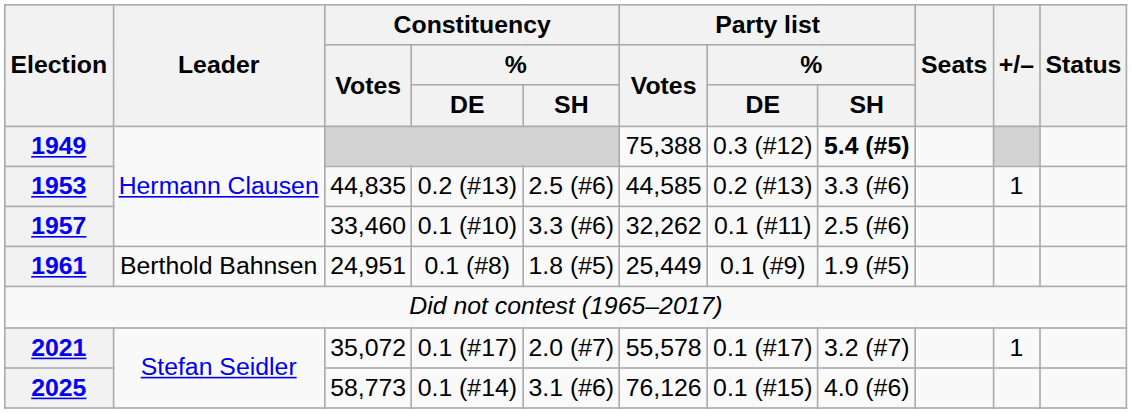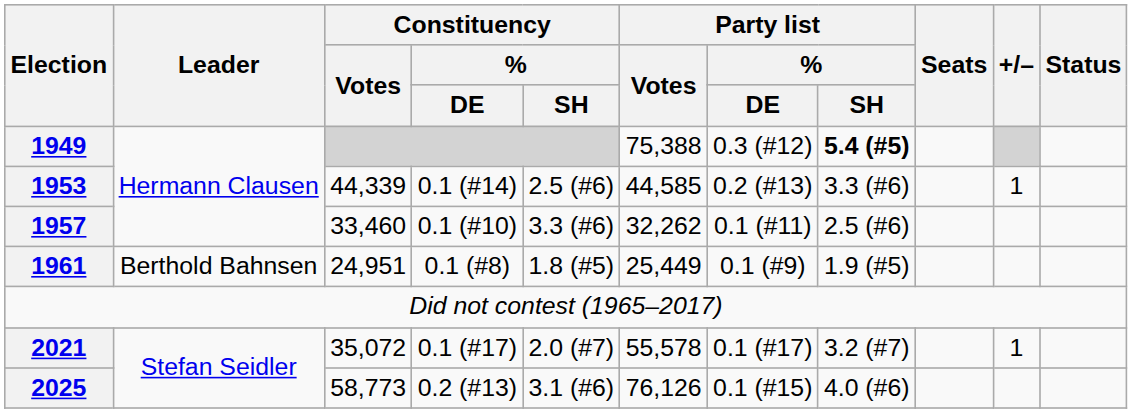(368, 185) 44,835 -> (368, 185) 44,339
(467, 185) 0.2 (#13) -> (467, 185) 0.1 (#14)
(467, 386) 0.1 (#14) -> (467, 386) 0.2 (#13)
